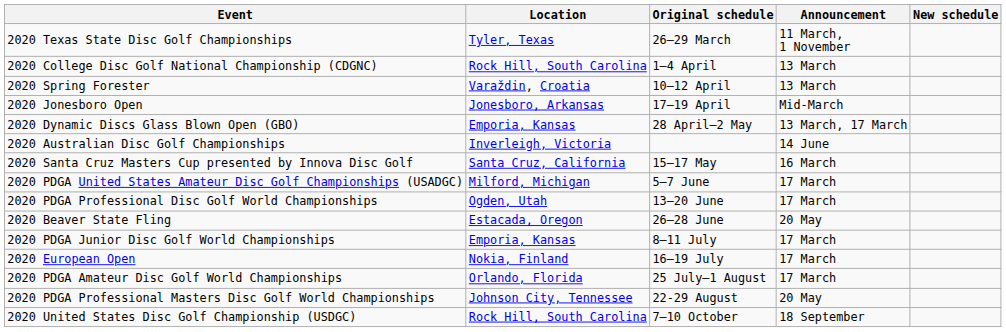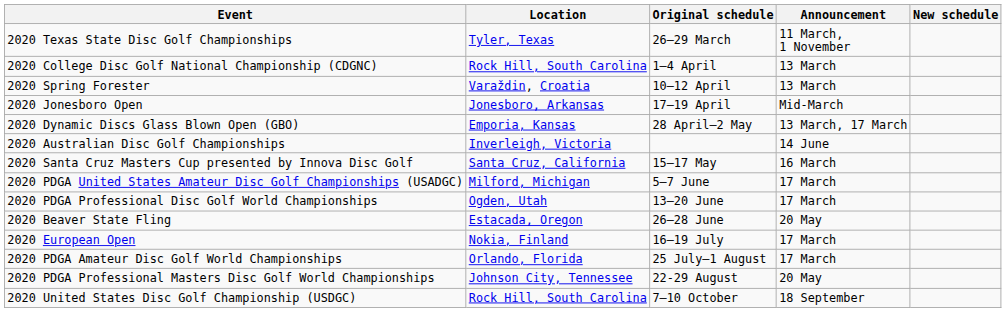- row: (171, 240)
